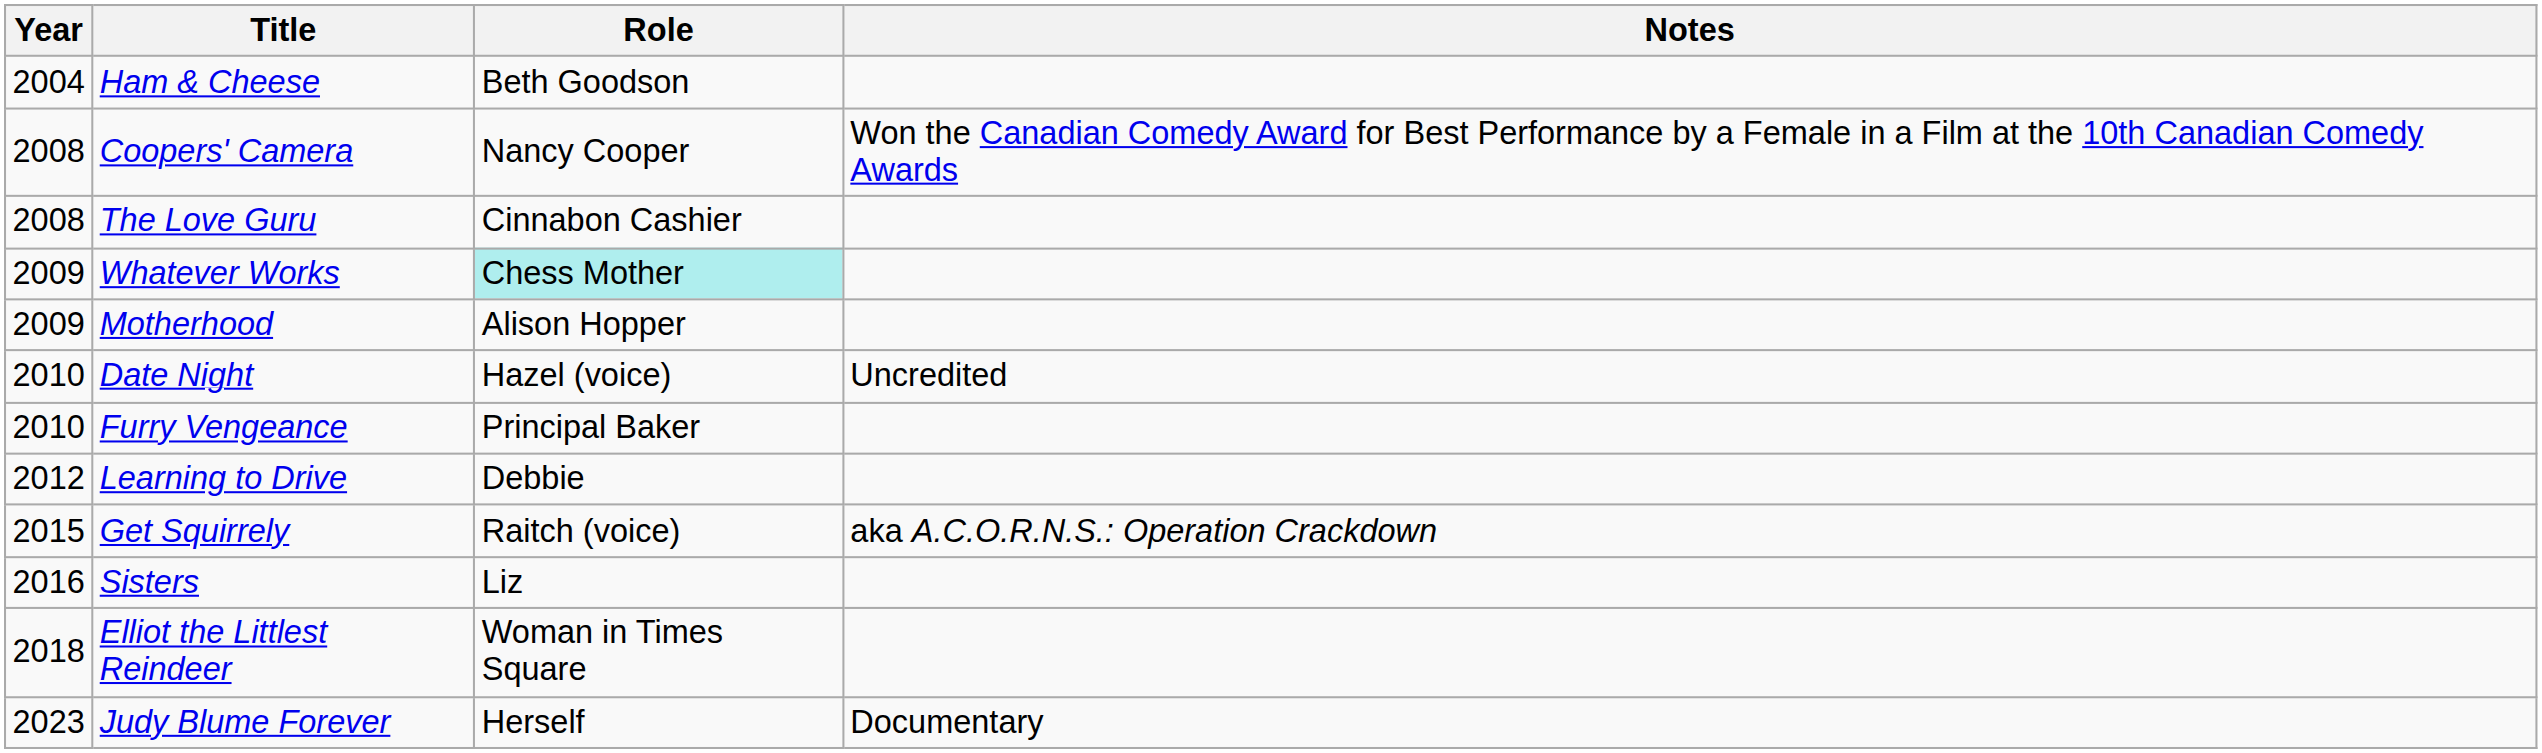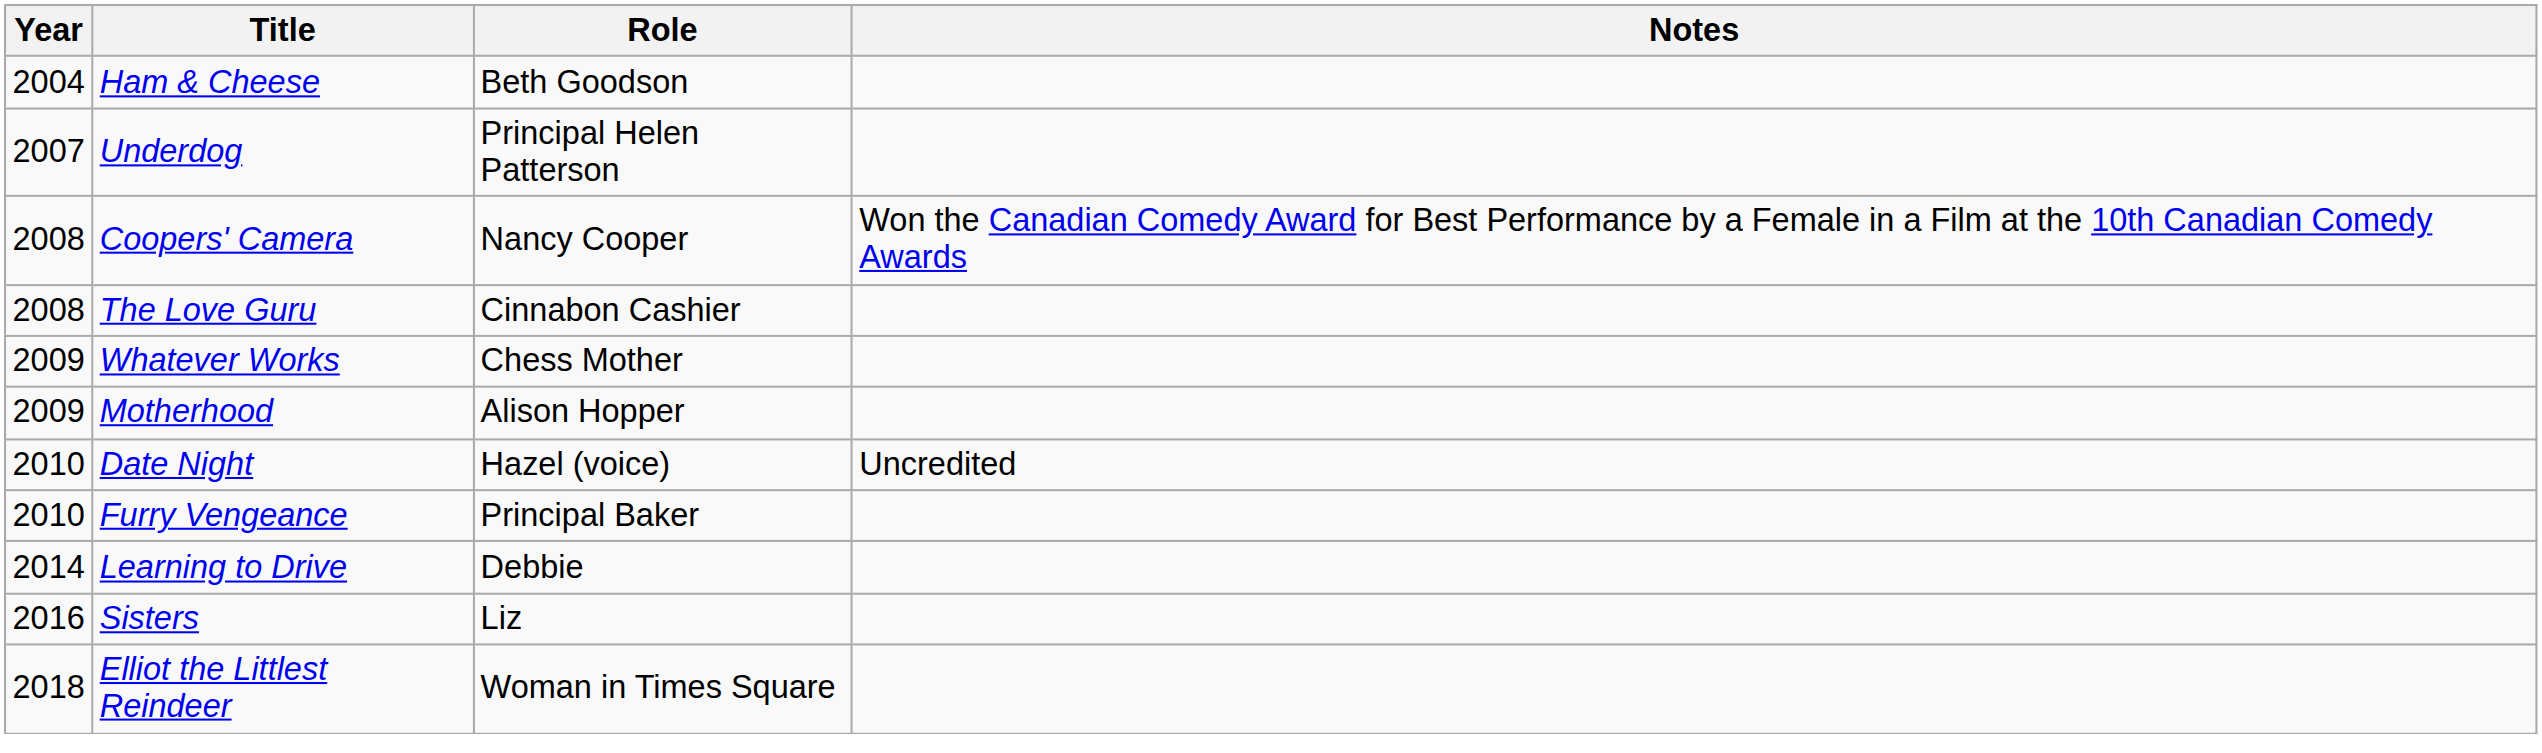+ row: (171, 151)
(583, 272) paleturquoise background -> (582, 360) no background
(49, 478) 2012 -> (49, 566) 2014
- row: (195, 530)
- row: (245, 721)
